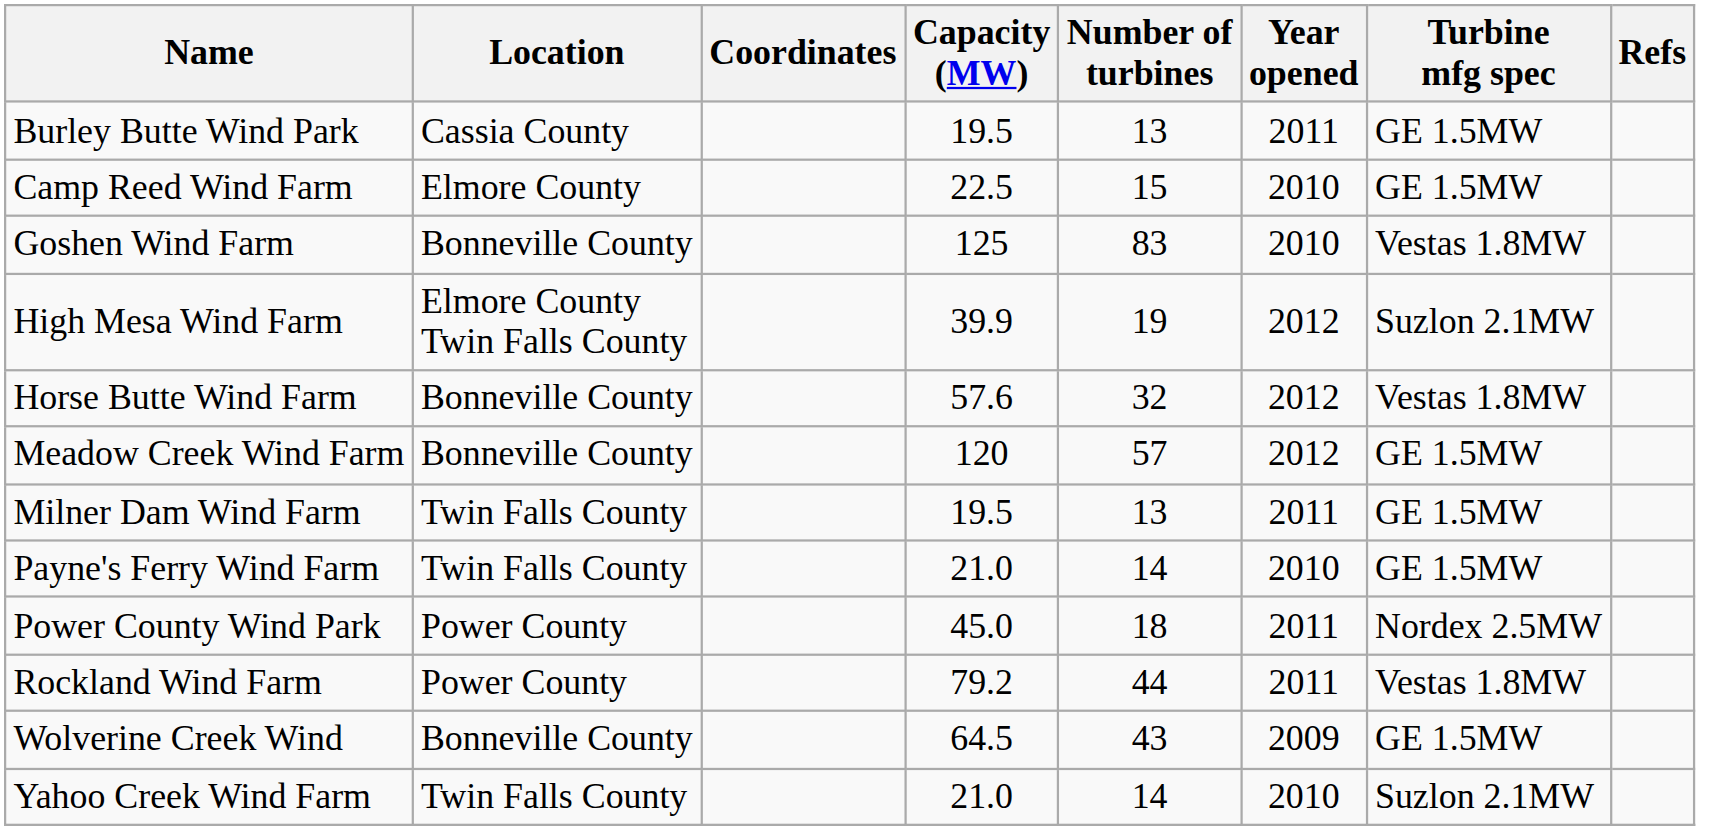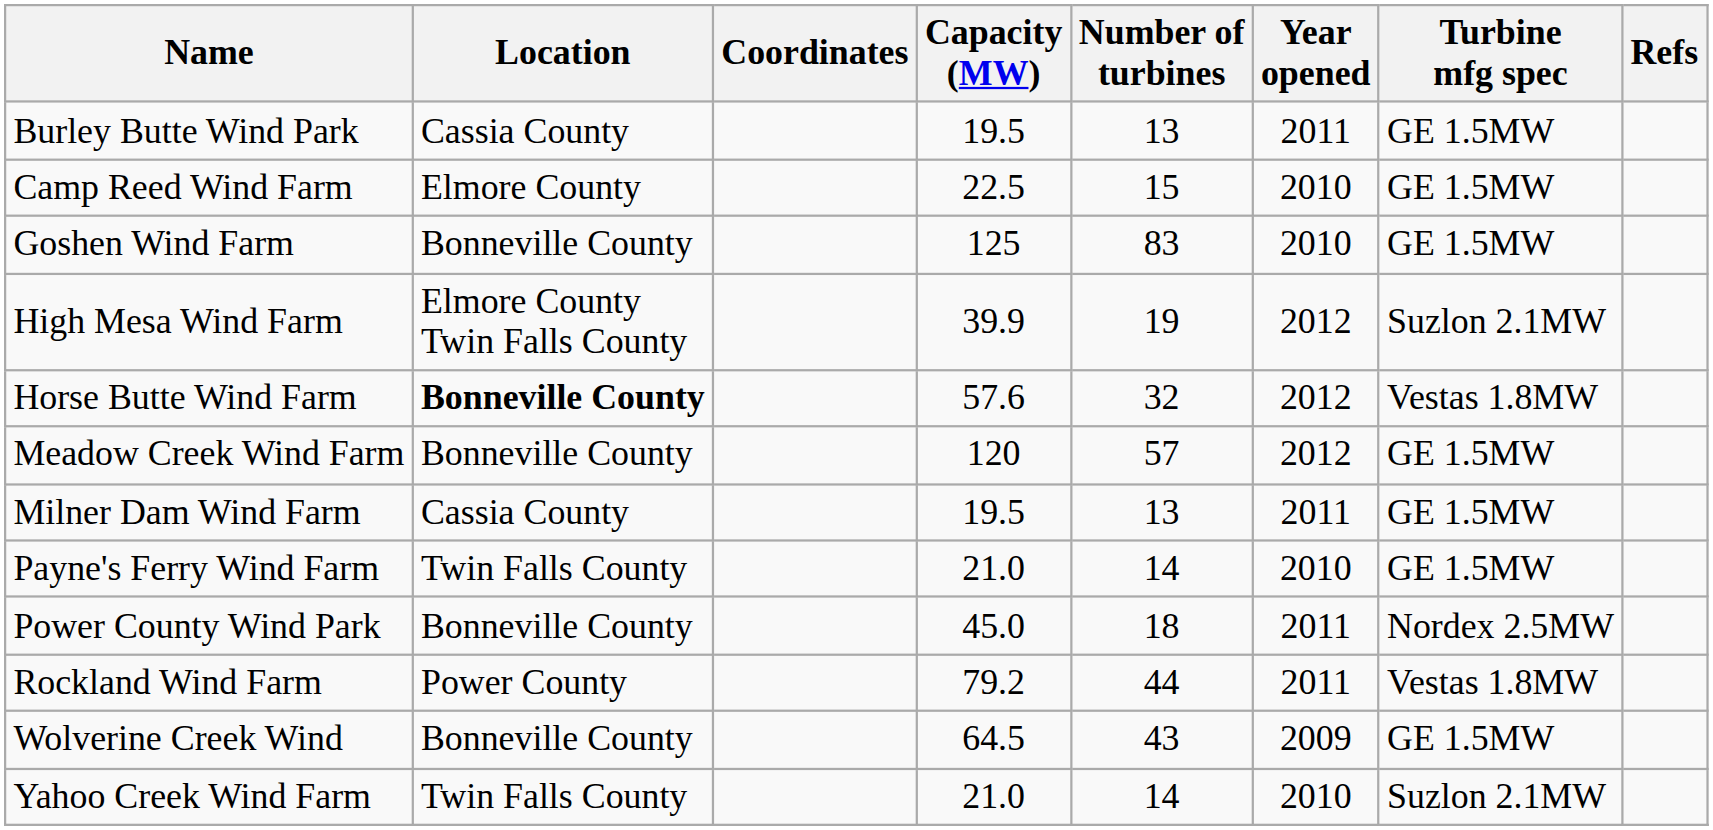(1481, 243) Vestas 1.8MW -> (1471, 243) GE 1.5MW
(557, 397) normal -> (563, 397) bold
(554, 511) Twin Falls County -> (525, 511) Cassia County
(524, 625) Power County -> (557, 625) Bonneville County
